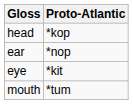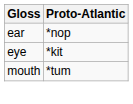- row: (20, 33)
